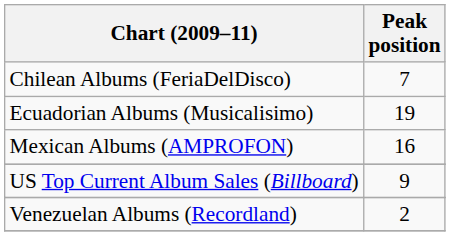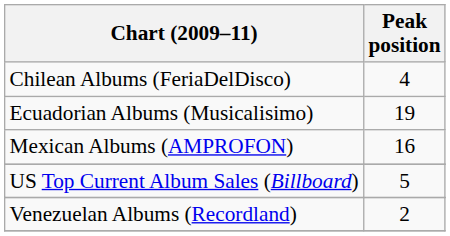(405, 79) 7 -> (405, 79) 4
(405, 180) 9 -> (405, 180) 5
